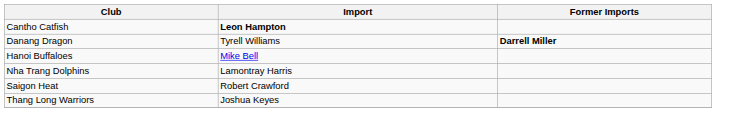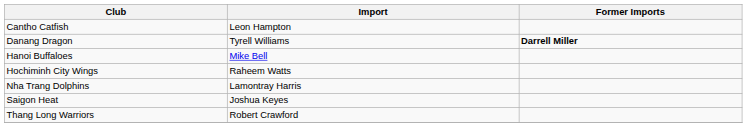(253, 27) bold -> (260, 27) normal
+ row: (52, 71)
(255, 86) Robert Crawford -> (259, 101) Joshua Keyes
(250, 101) Joshua Keyes -> (264, 116) Robert Crawford
